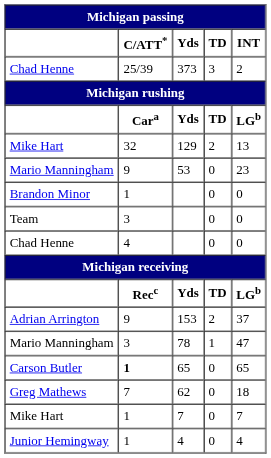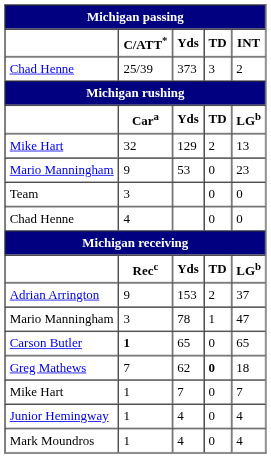- row: (50, 194)
(212, 392) normal -> (212, 367) bold
+ row: (52, 440)
